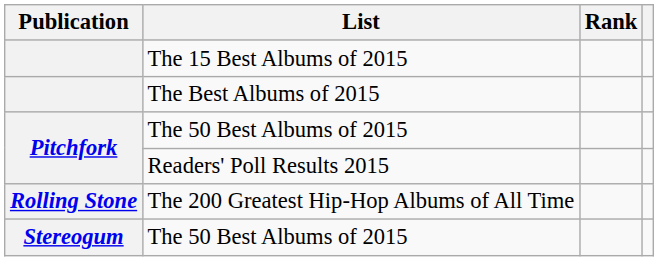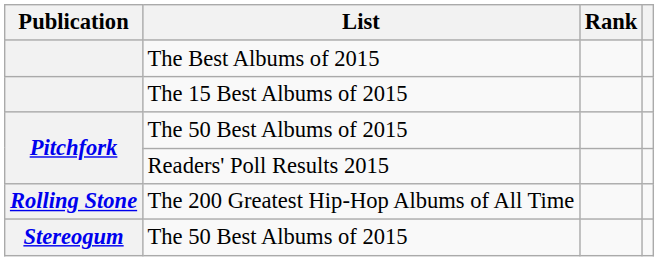rows swapped: (74, 58) <-> (74, 94)
